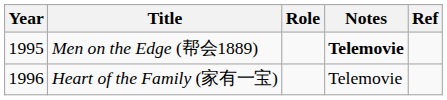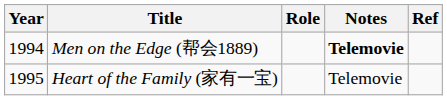(26, 48) 1995 -> (26, 48) 1994
(26, 79) 1996 -> (26, 79) 1995
